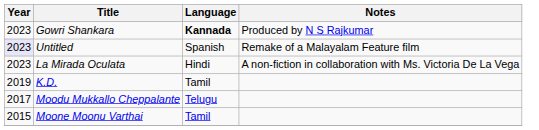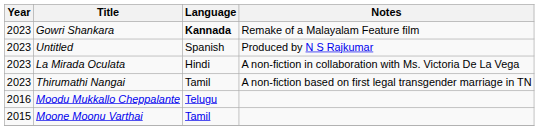(307, 30) Produced by N S Rajkumar -> (330, 30) Remake of a Malayalam Feature film
(19, 47) lavender background -> (19, 47) no background
(330, 47) Remake of a Malayalam Feature film -> (307, 47) Produced by N S Rajkumar
+ row: (81, 82)
- row: (47, 82)
(19, 99) 2017 -> (19, 99) 2016
